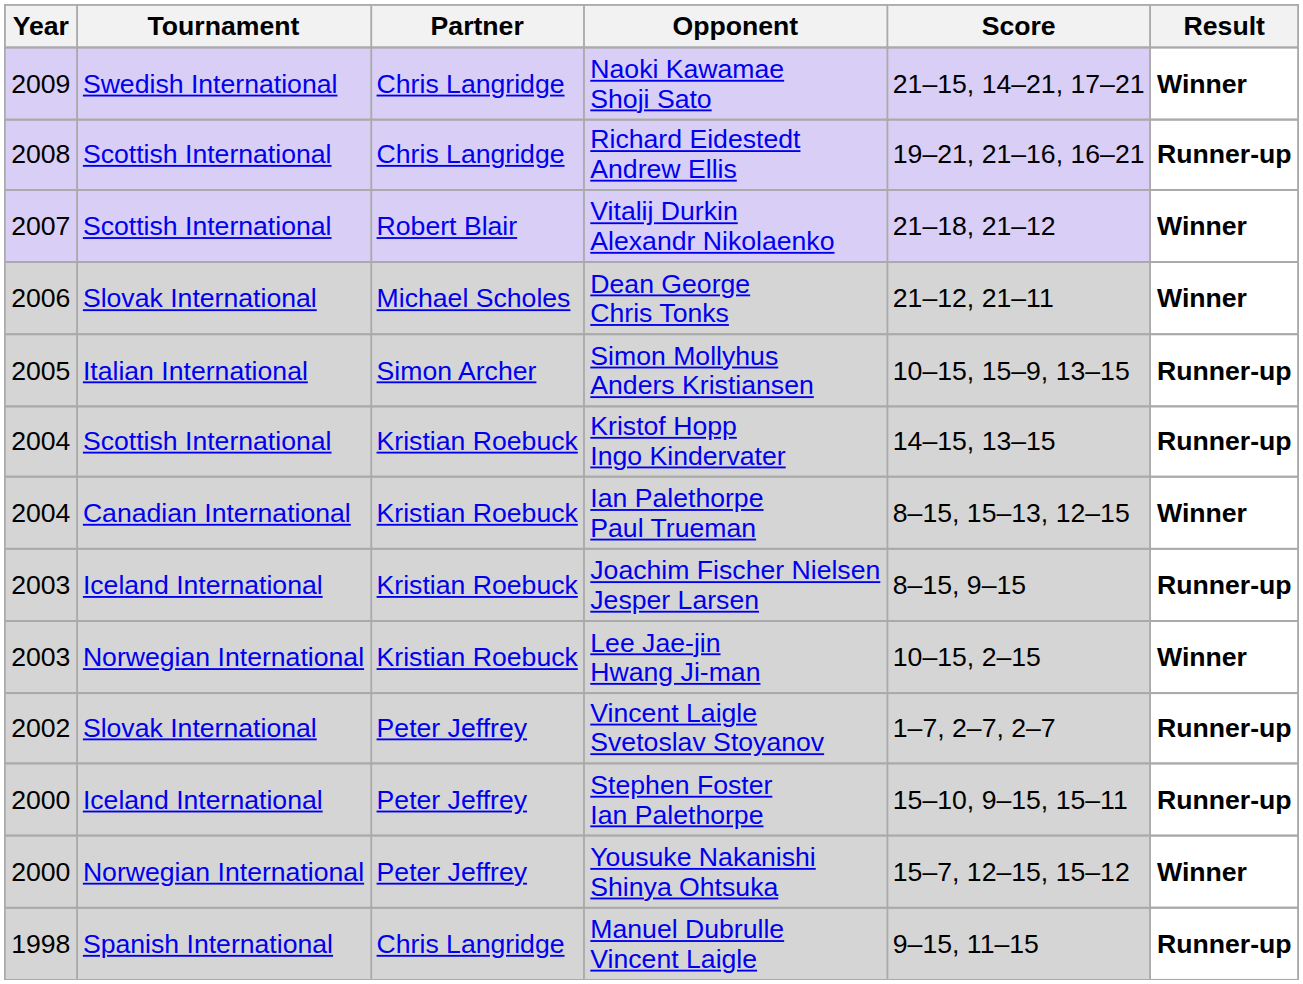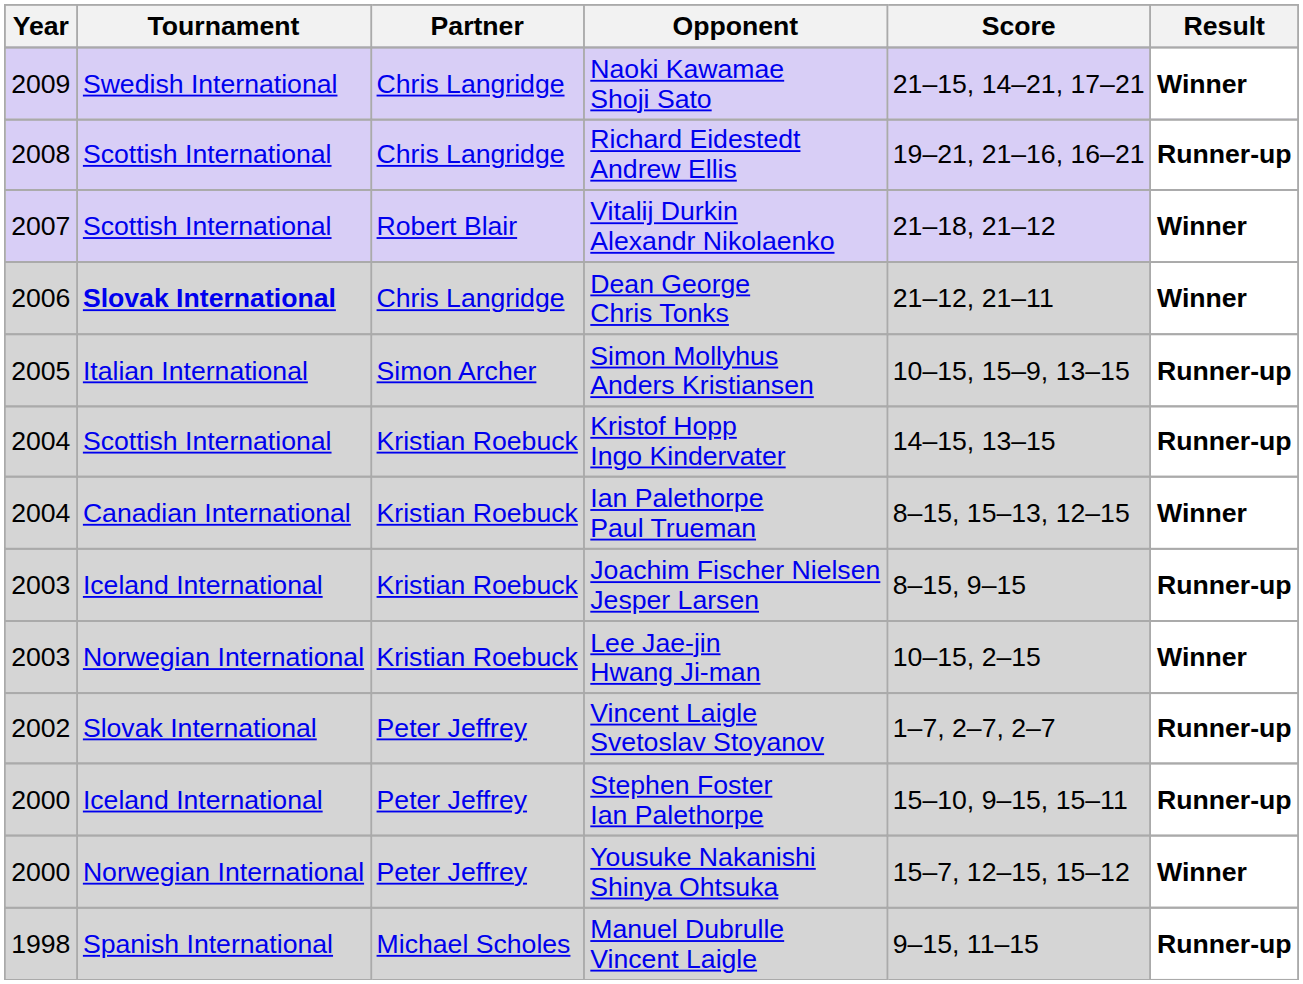(200, 298) normal -> (209, 298) bold
(474, 298) Michael Scholes -> (471, 298) Chris Langridge
(471, 943) Chris Langridge -> (474, 943) Michael Scholes
